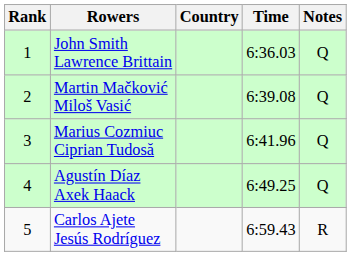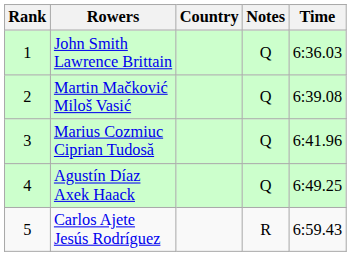columns swapped: (271, 17) <-> (323, 17)
